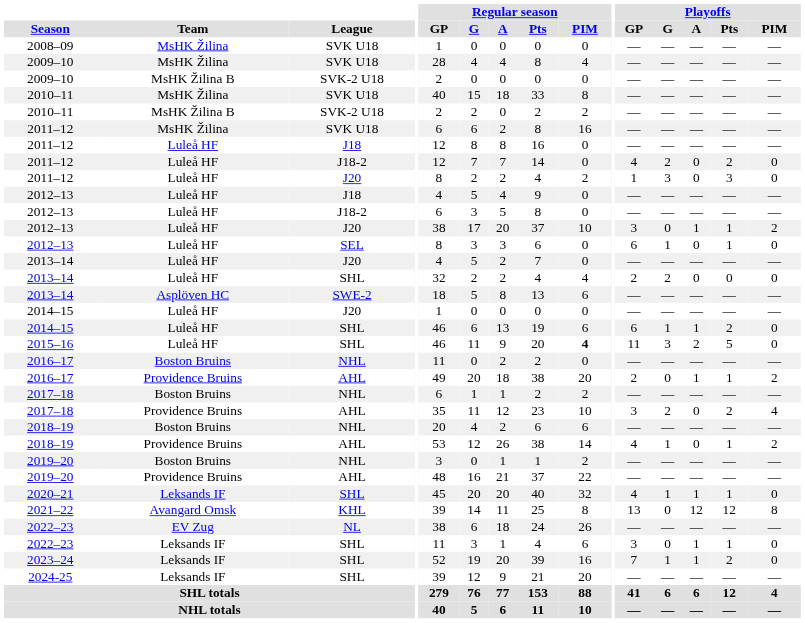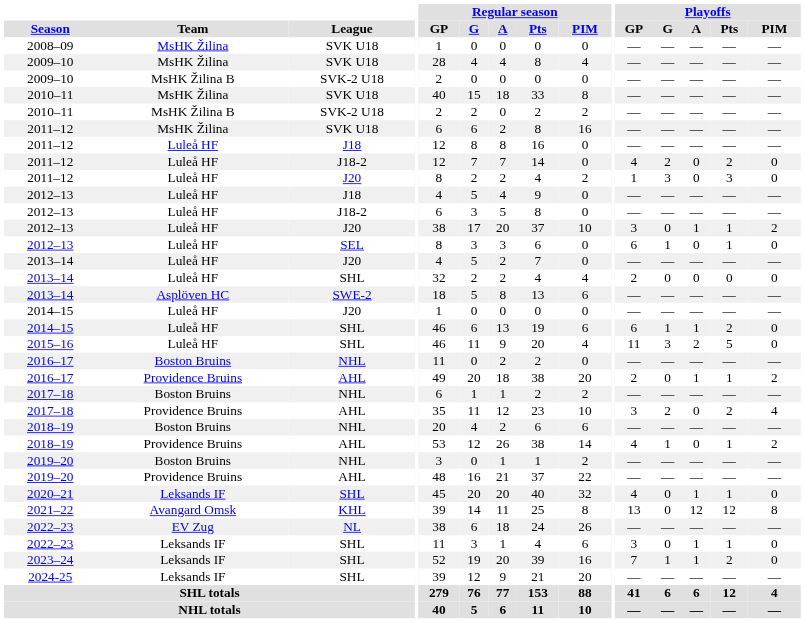(668, 277) 2 -> (668, 277) 0
(585, 344) bold -> (585, 344) normal
(668, 493) 1 -> (668, 493) 0
